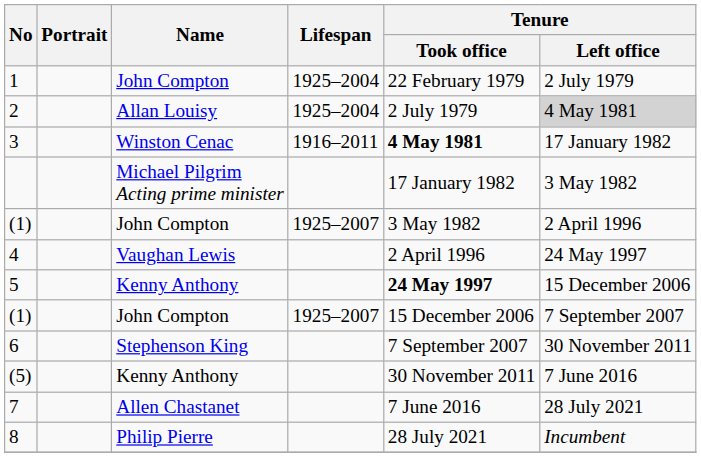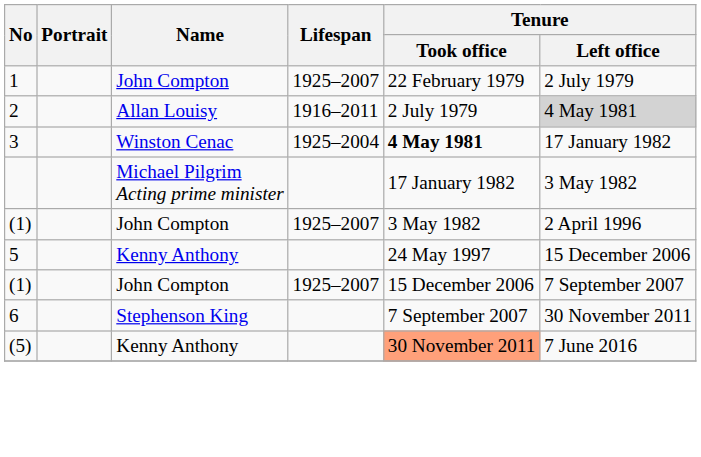(336, 80) 1925–2004 -> (336, 80) 1925–2007
(336, 111) 1925–2004 -> (335, 111) 1916–2011
(335, 141) 1916–2011 -> (336, 141) 1925–2004
- row: (14, 254)
(440, 284) bold -> (439, 254) normal
(462, 376) no background -> (462, 345) lightsalmon background
- row: (14, 406)
- row: (14, 437)
